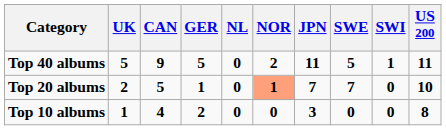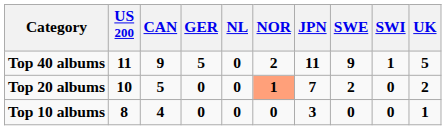columns swapped: (425, 24) <-> (124, 27)
(351, 63) 5 -> (351, 63) 9
(201, 87) 1 -> (201, 87) 0
(351, 87) 7 -> (351, 87) 2
(201, 112) 2 -> (201, 112) 0
